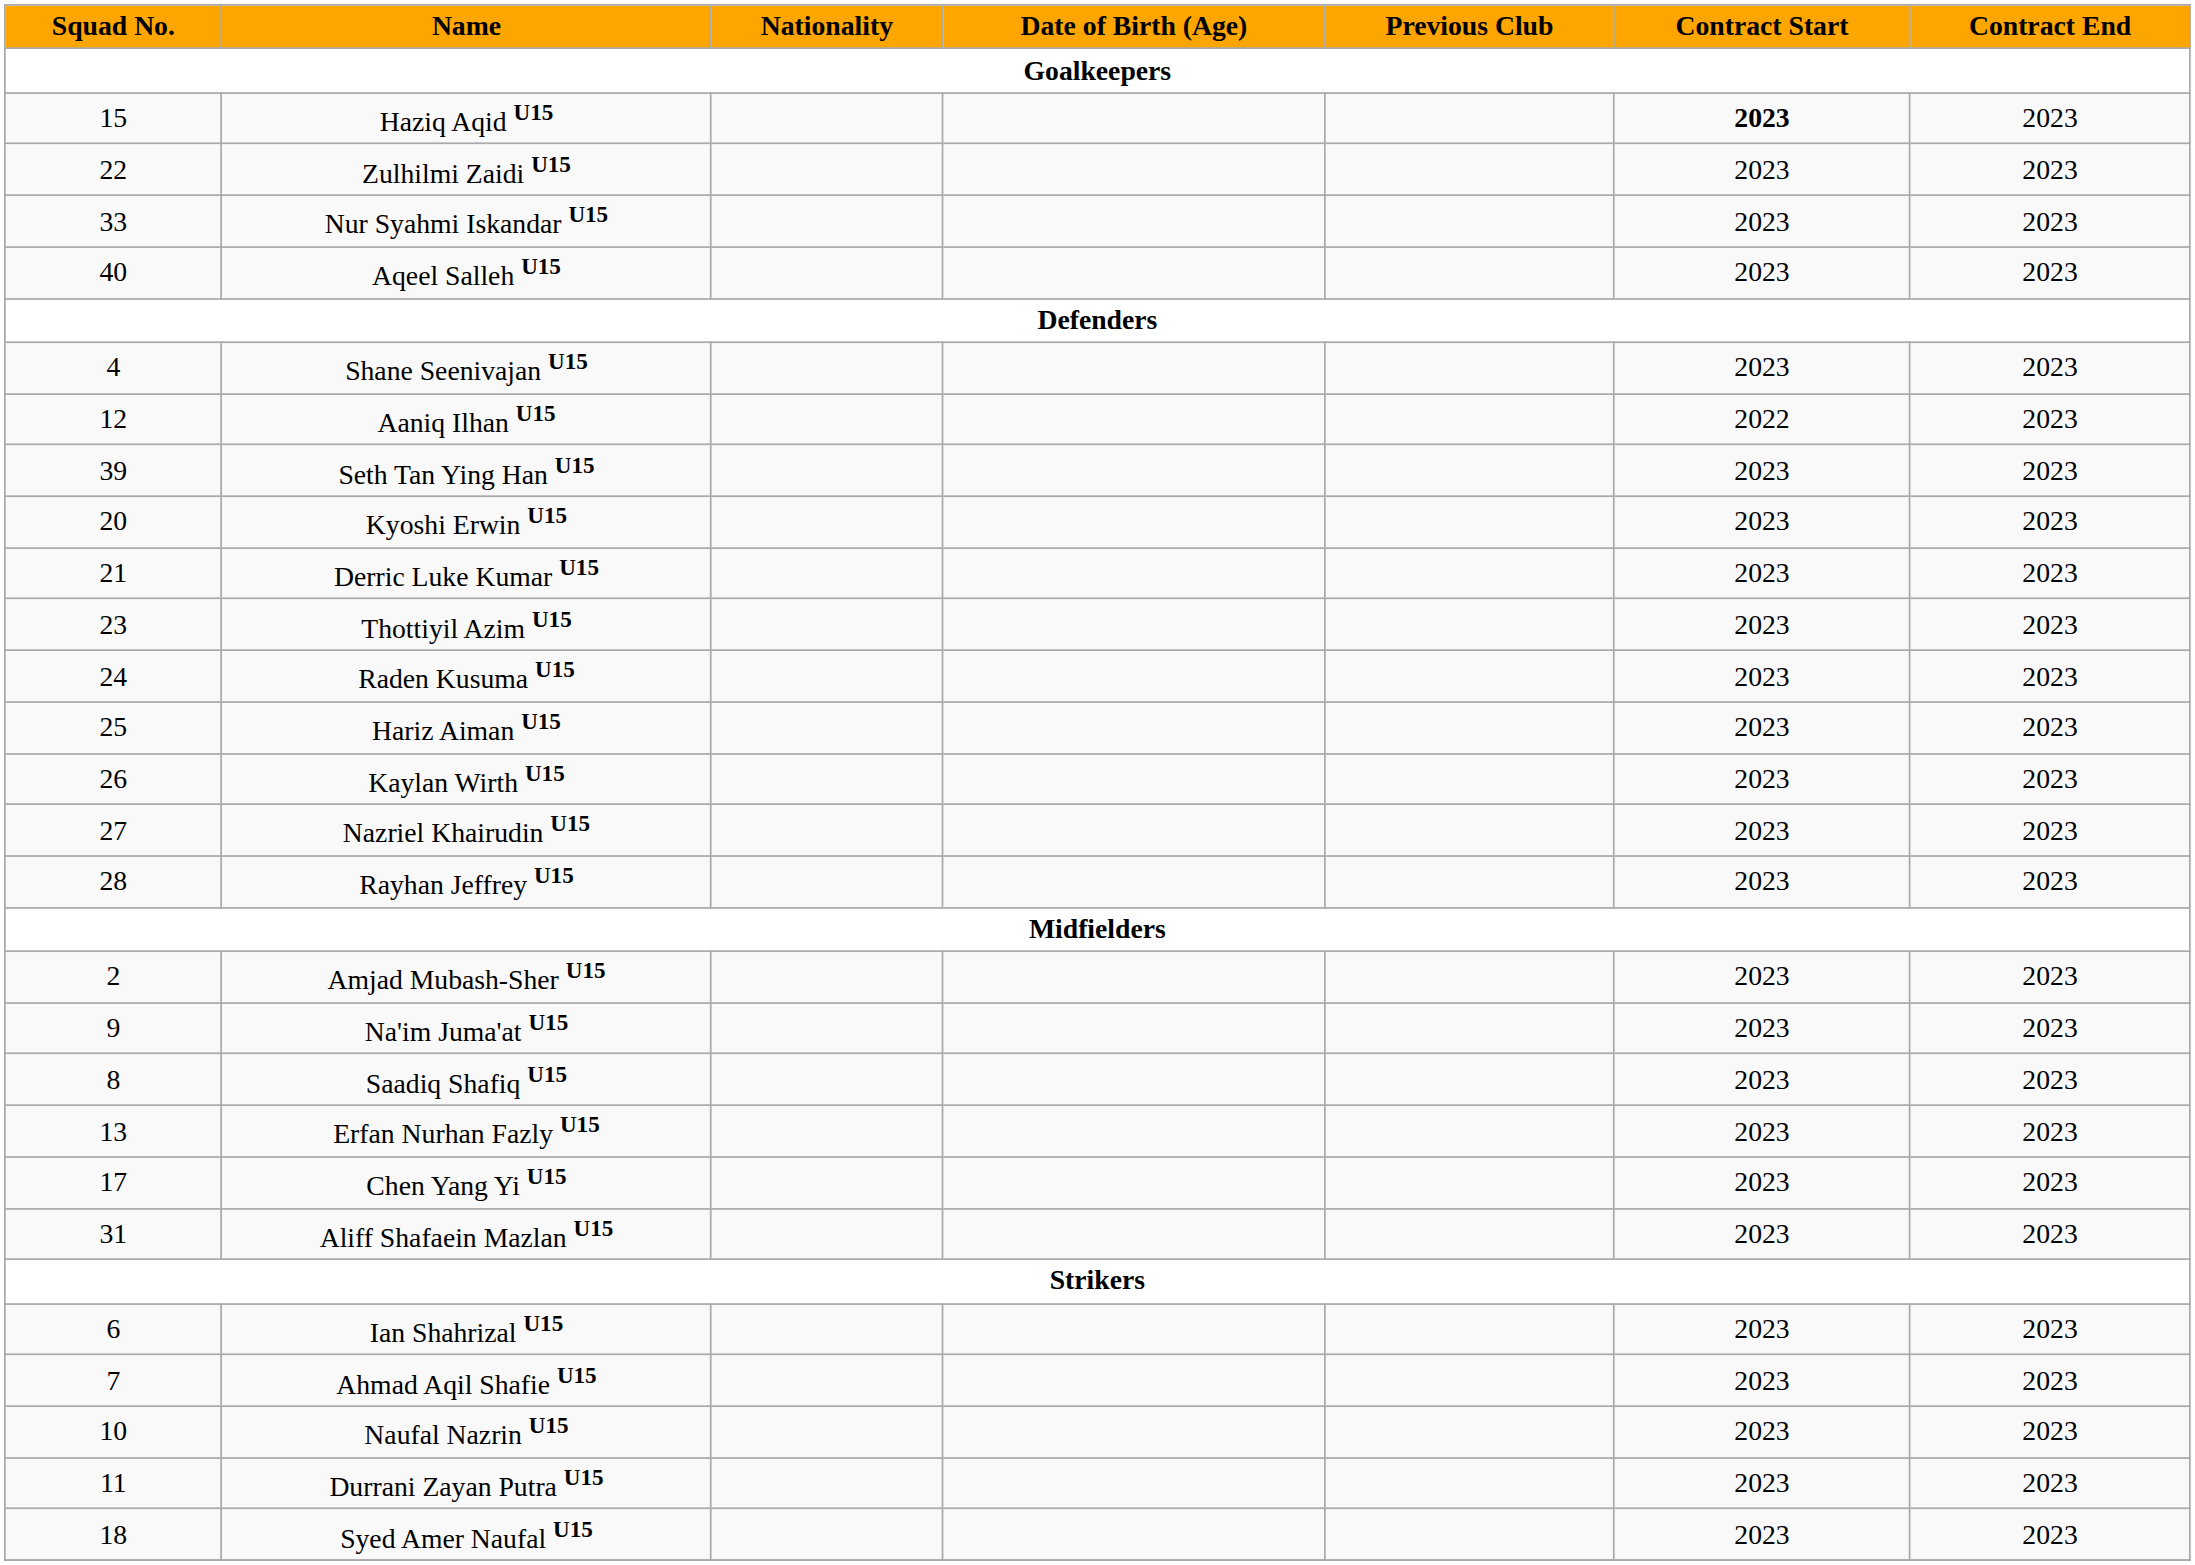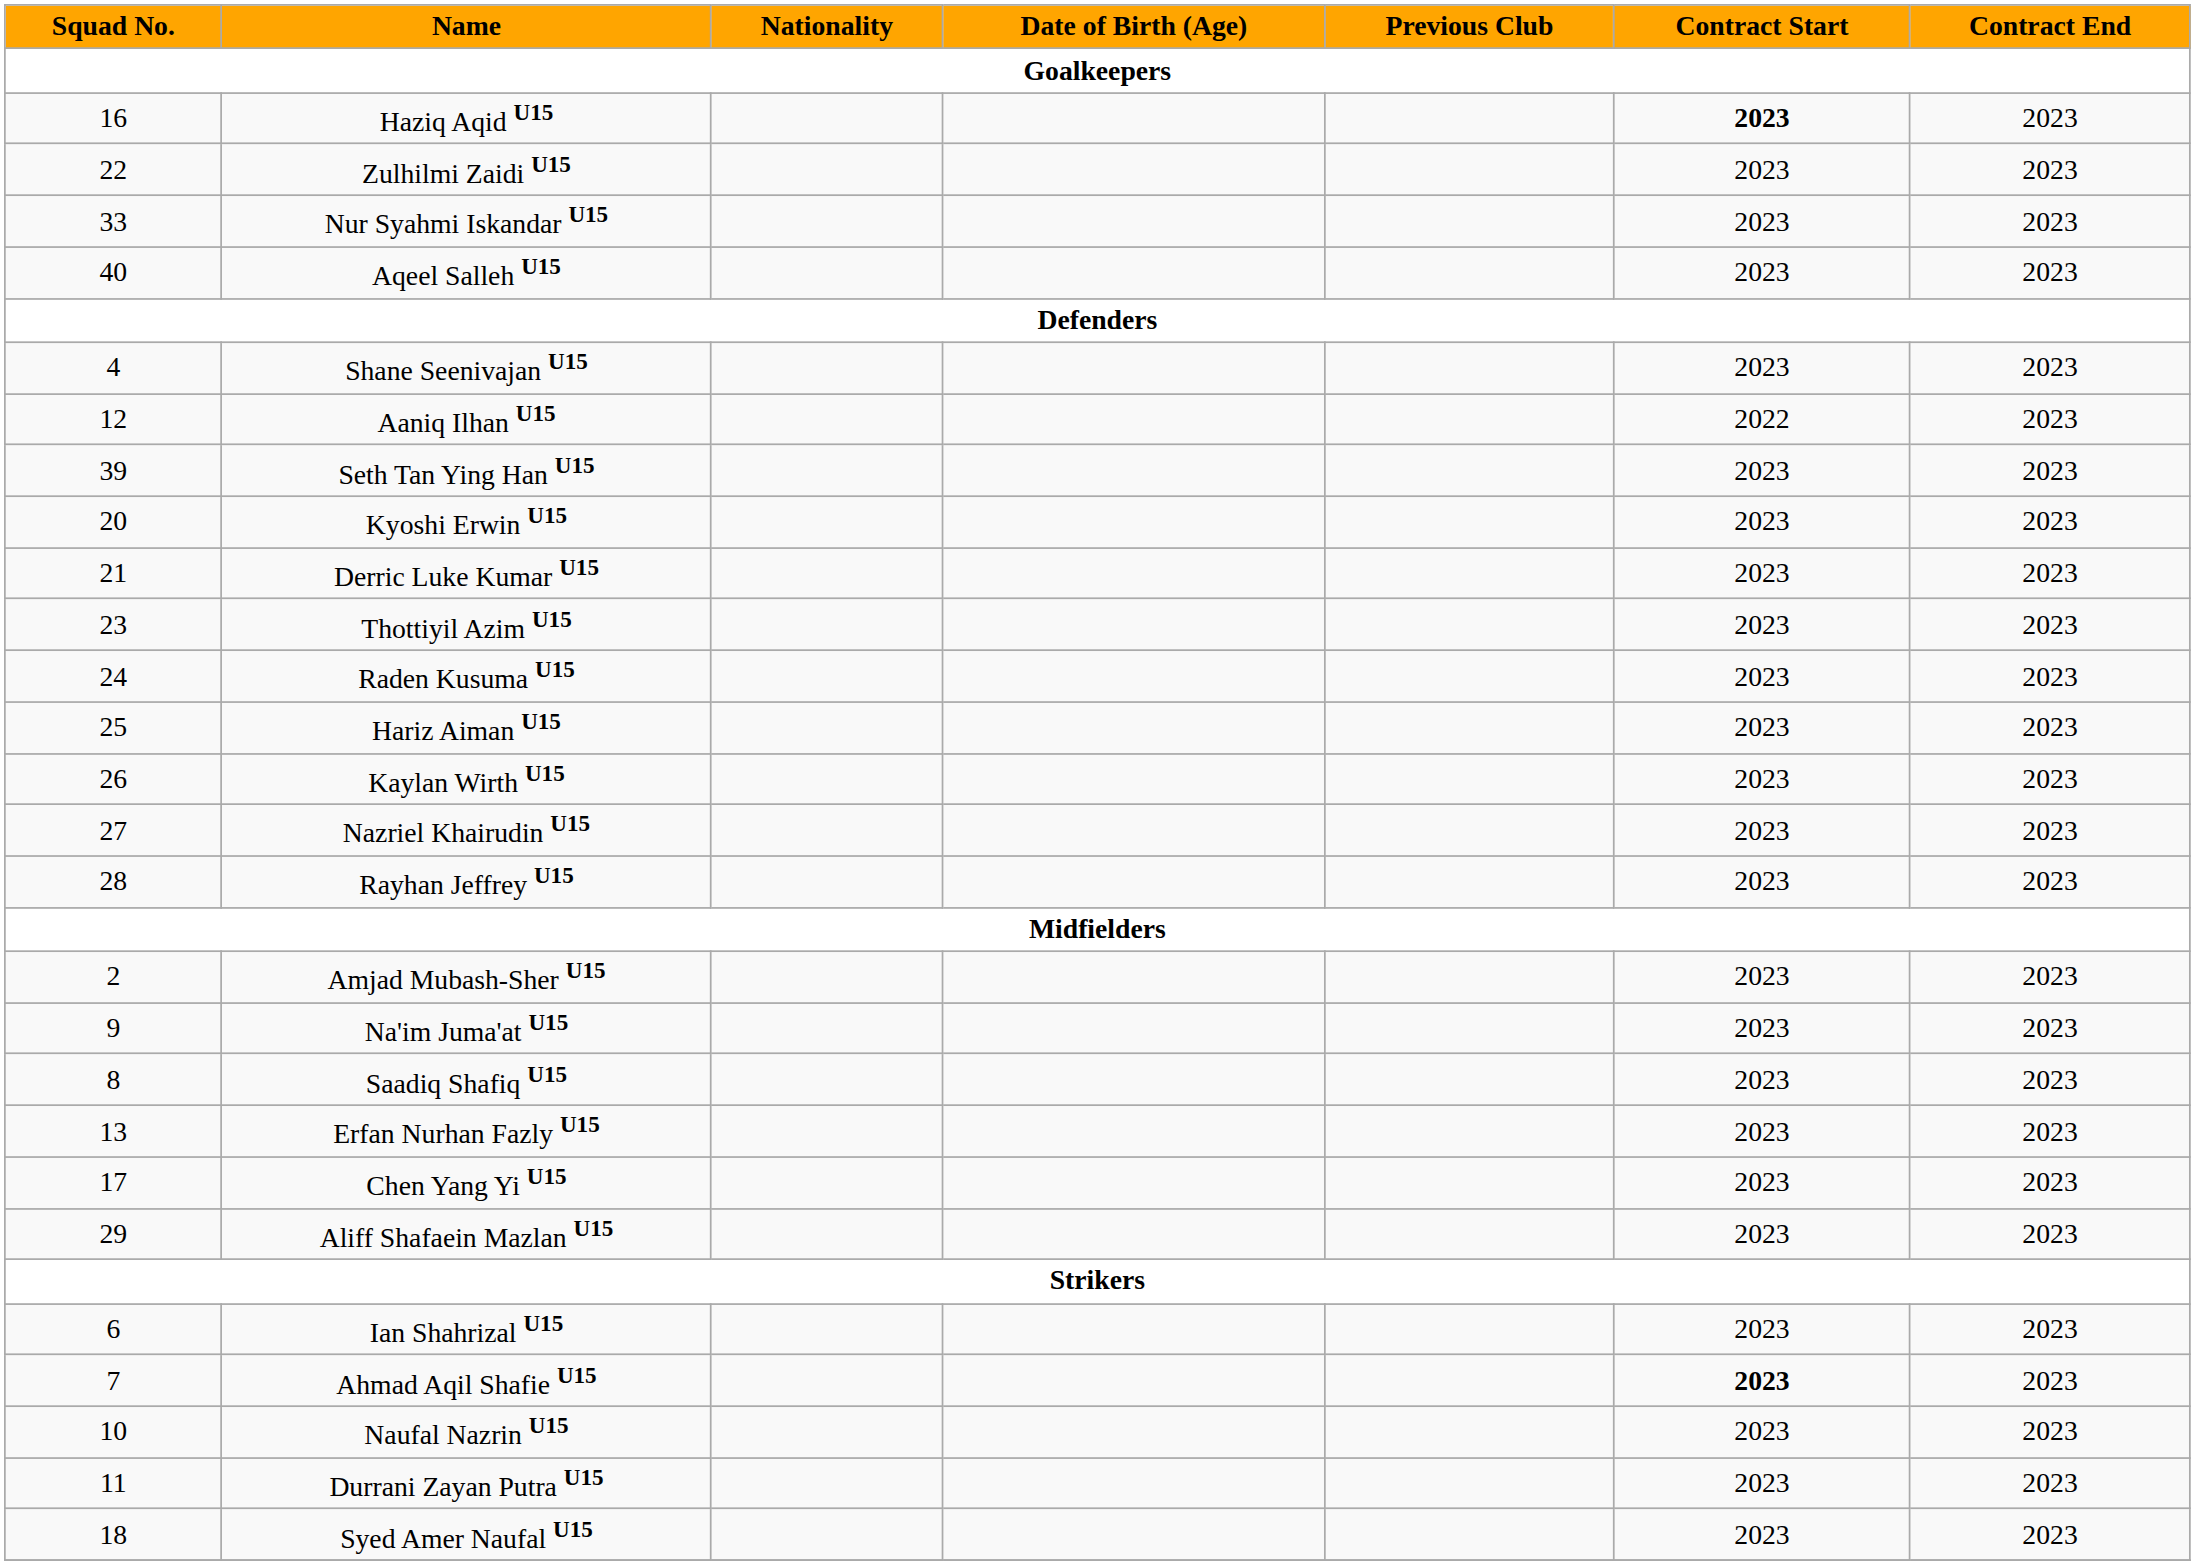(113, 117) 15 -> (113, 117) 16
(113, 1233) 31 -> (113, 1233) 29
(1762, 1380) normal -> (1762, 1380) bold
